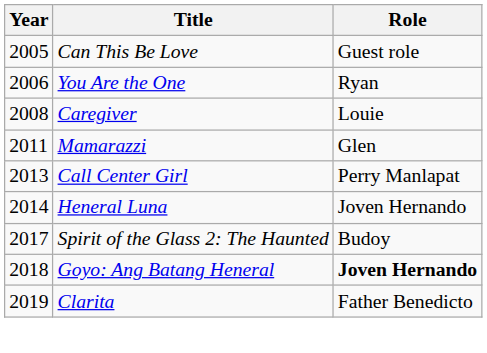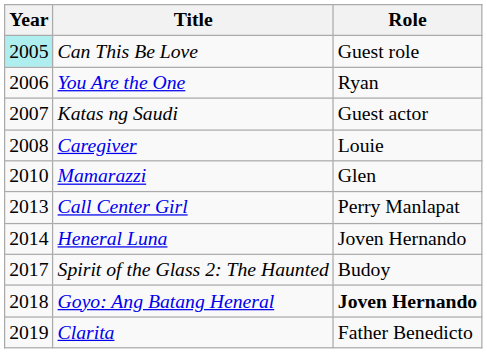(29, 51) no background -> (29, 51) paleturquoise background
+ row: (118, 113)
(28, 144) 2011 -> (29, 176) 2010
